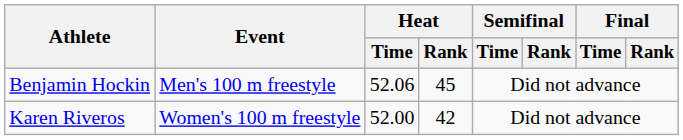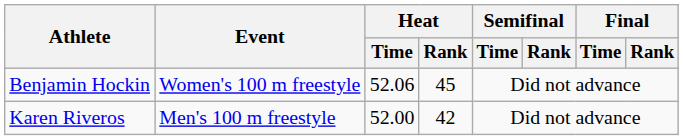(247, 85) Men's 100 m freestyle -> (260, 85) Women's 100 m freestyle
(260, 117) Women's 100 m freestyle -> (247, 117) Men's 100 m freestyle
